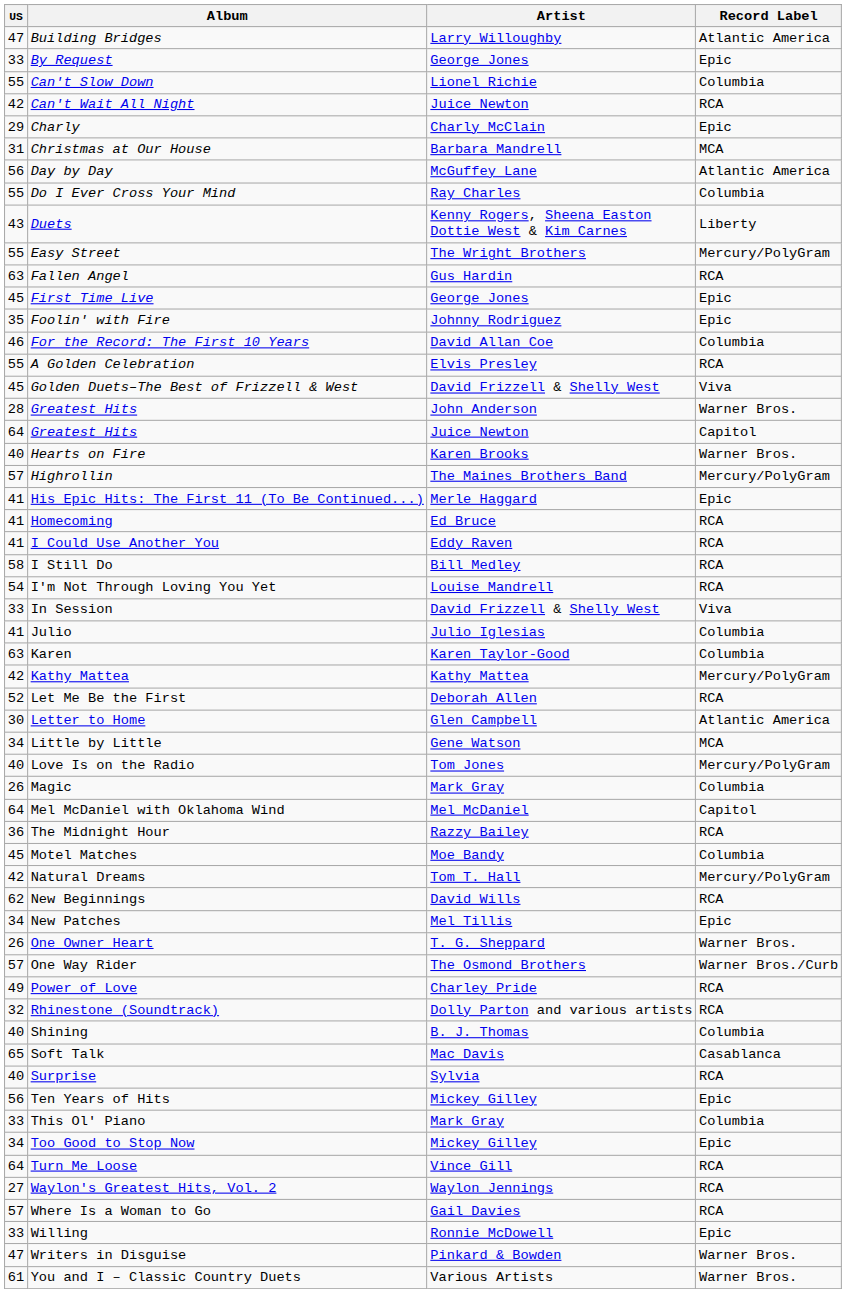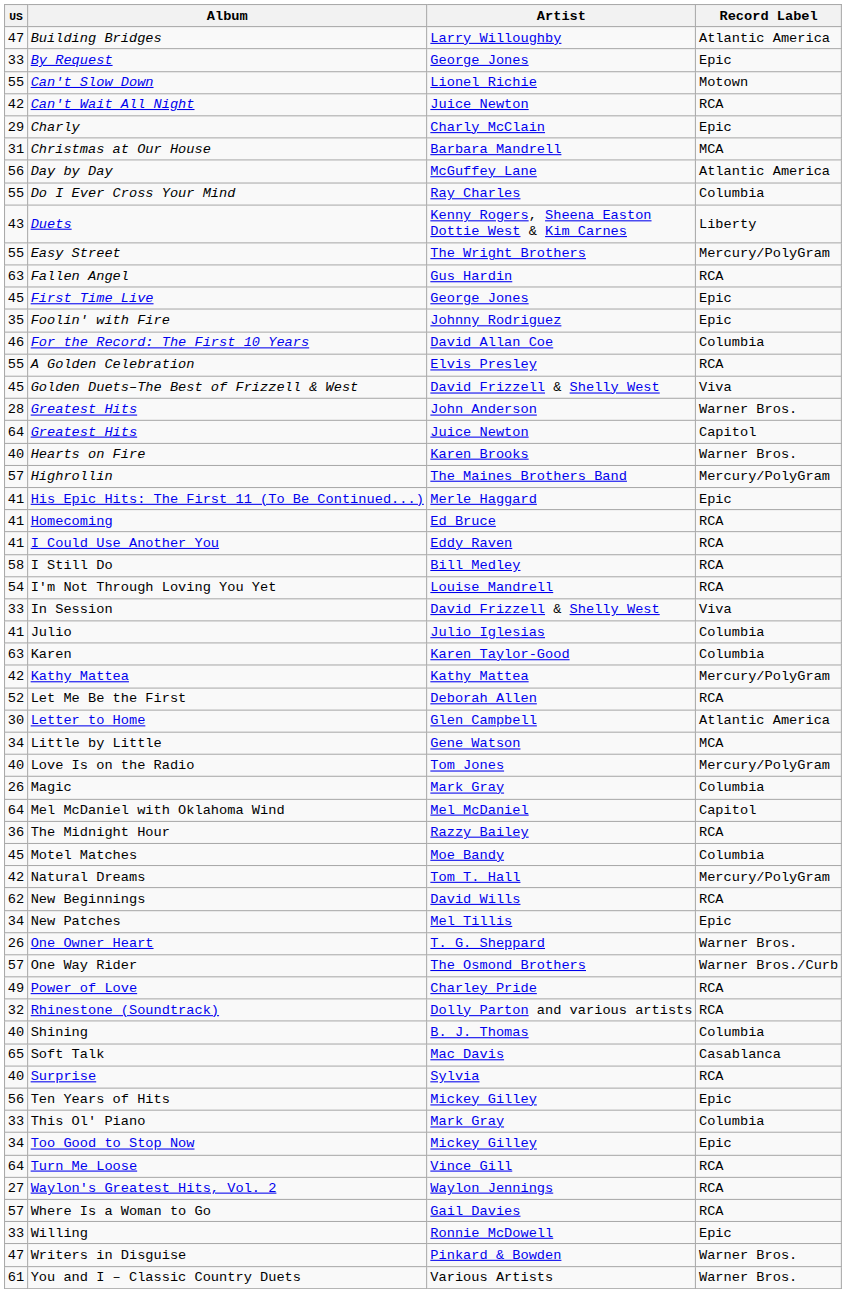(732, 82) Columbia -> (724, 82) Motown
